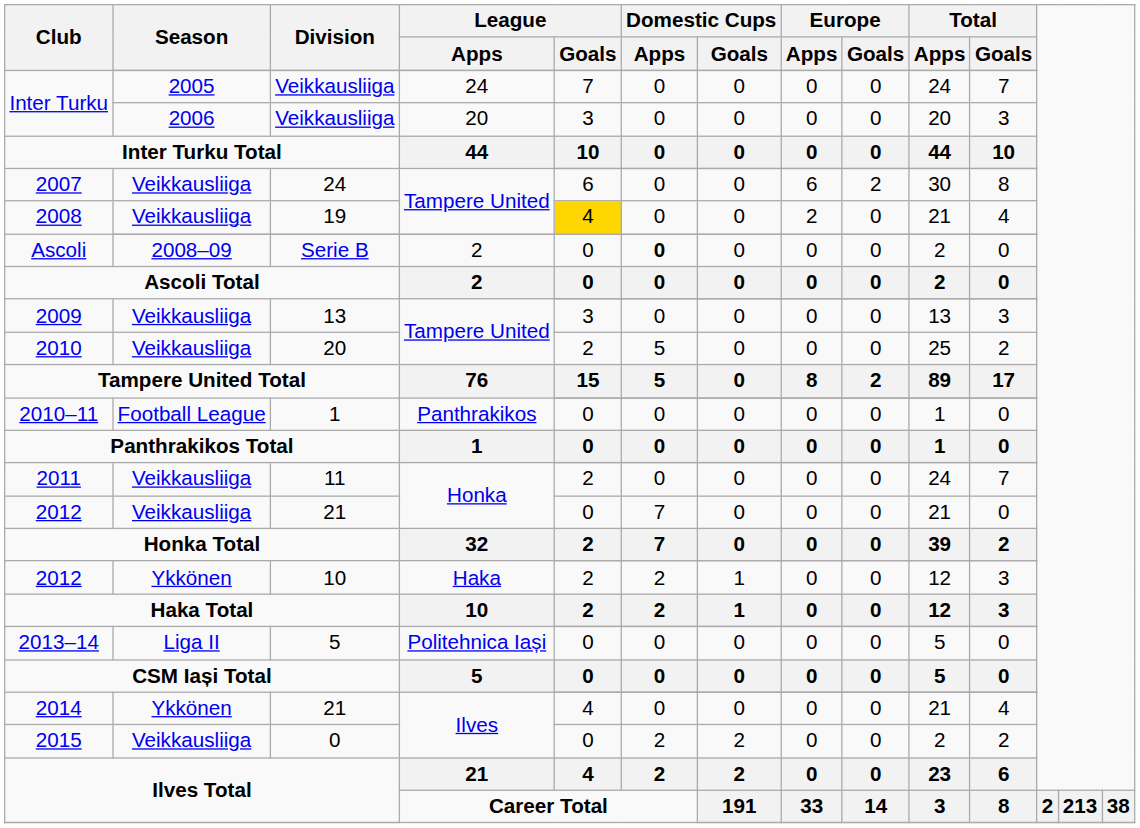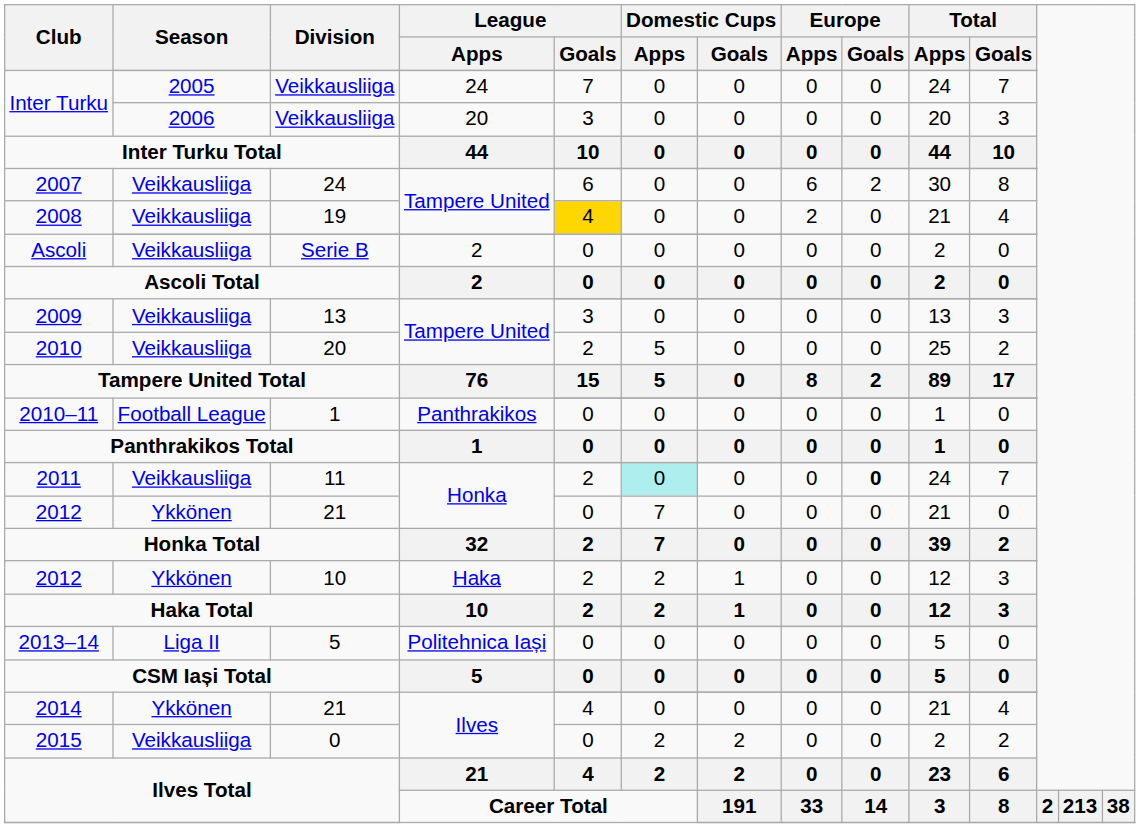(192, 250) 2008–09 -> (192, 250) Veikkausliiga
(659, 250) bold -> (659, 250) normal
(659, 479) no background -> (659, 479) paleturquoise background
(876, 479) normal -> (876, 479) bold
(192, 511) Veikkausliiga -> (192, 511) Ykkönen
